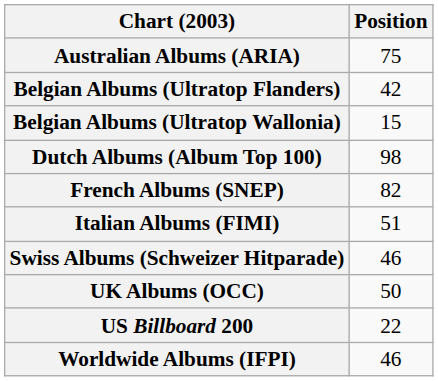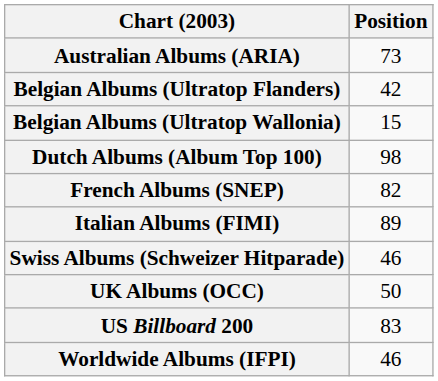(391, 55) 75 -> (391, 55) 73
(391, 223) 51 -> (391, 223) 89
(391, 325) 22 -> (391, 325) 83
